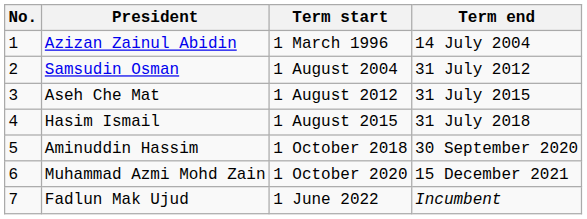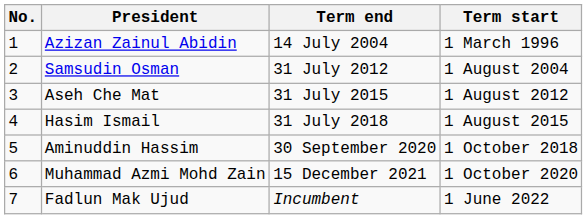columns swapped: (340, 18) <-> (497, 18)
